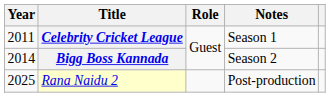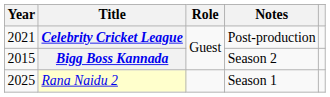(21, 37) 2011 -> (21, 37) 2021
(252, 37) Season 1 -> (272, 37) Post-production
(21, 59) 2014 -> (21, 59) 2015
(272, 80) Post-production -> (252, 80) Season 1
